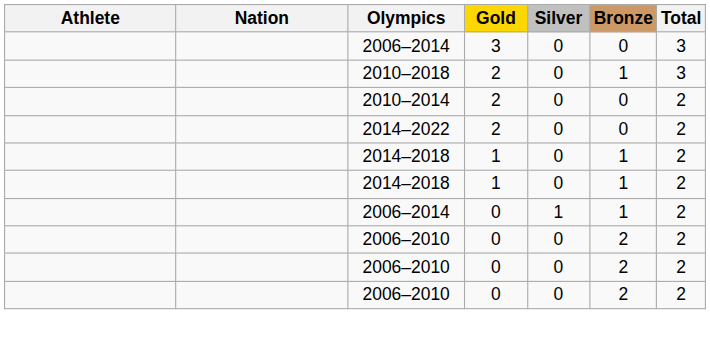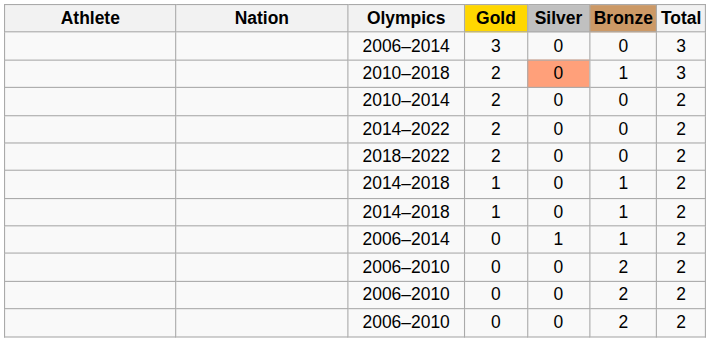(558, 73) no background -> (558, 73) lightsalmon background
+ row: (406, 156)
